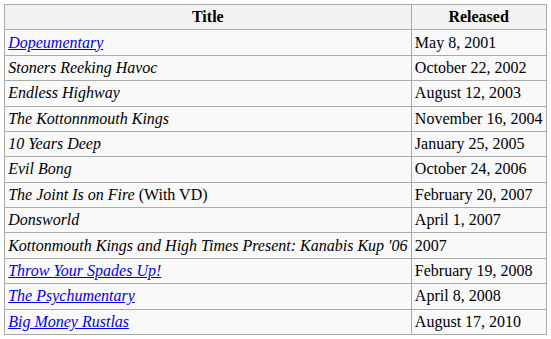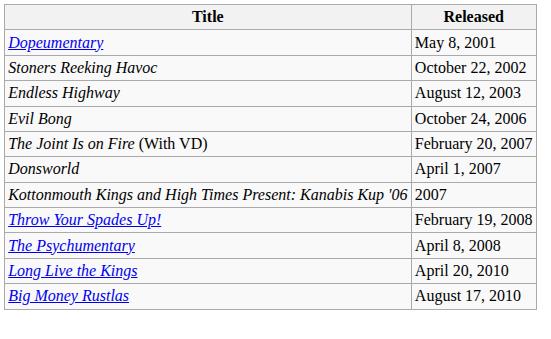- row: (89, 118)
- row: (55, 144)
+ row: (73, 270)
